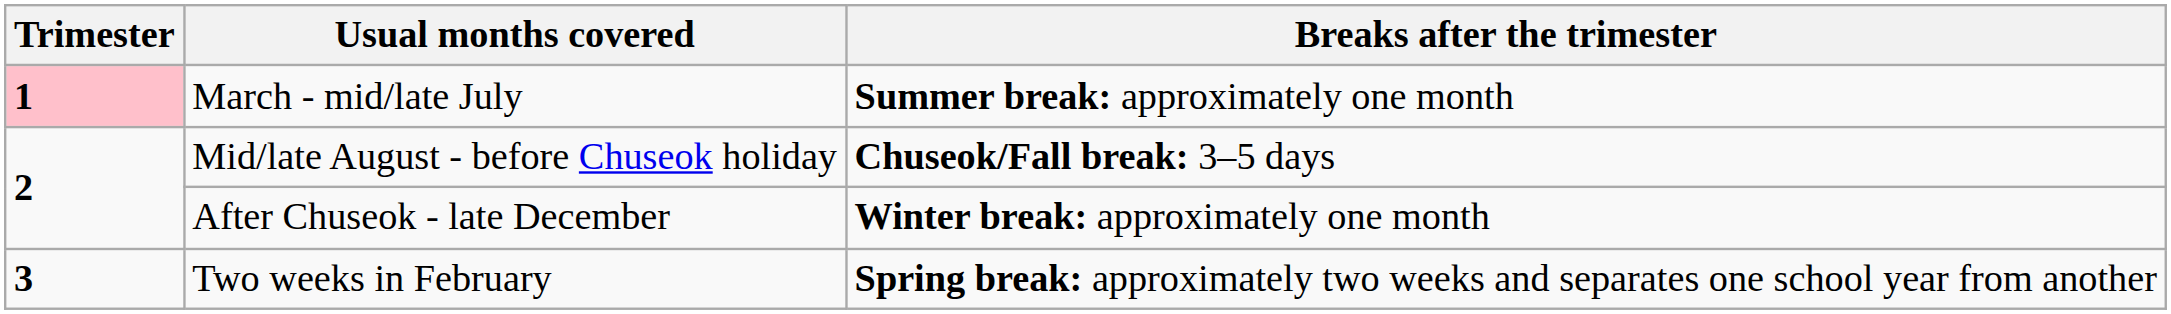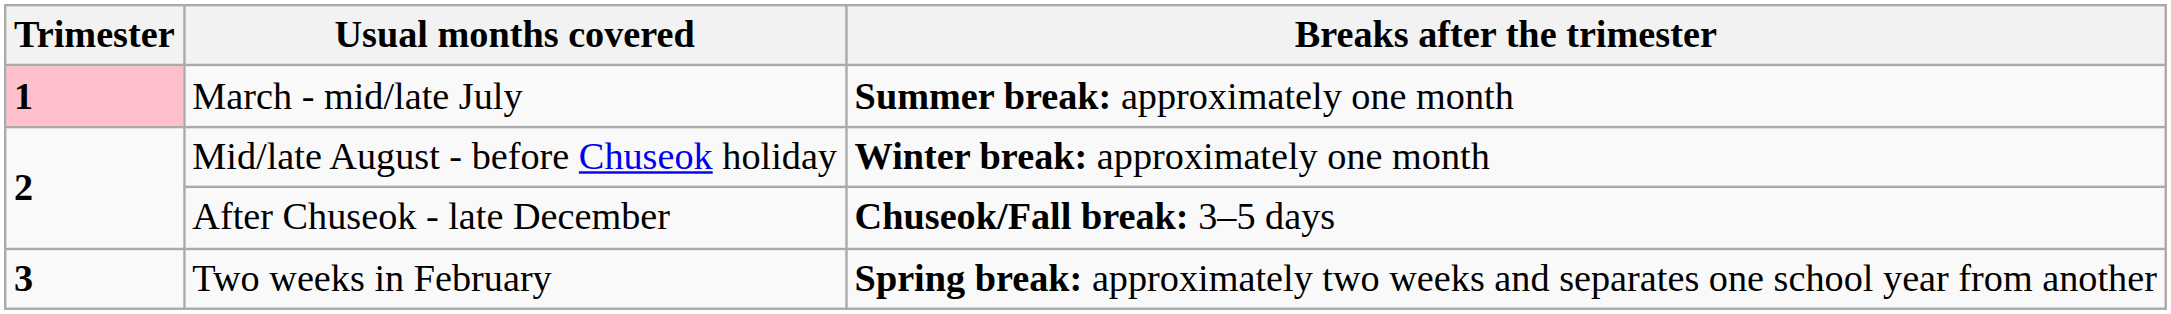(1095, 156) Chuseok/Fall break: 3–5 days -> (1172, 156) Winter break: approximately one month
(1172, 216) Winter break: approximately one month -> (1095, 216) Chuseok/Fall break: 3–5 days
